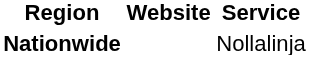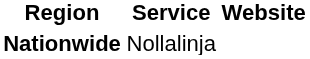columns swapped: (261, 13) <-> (169, 13)
